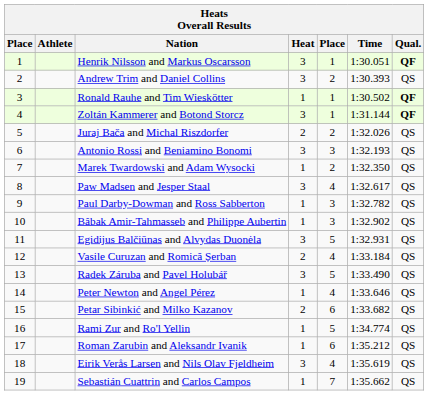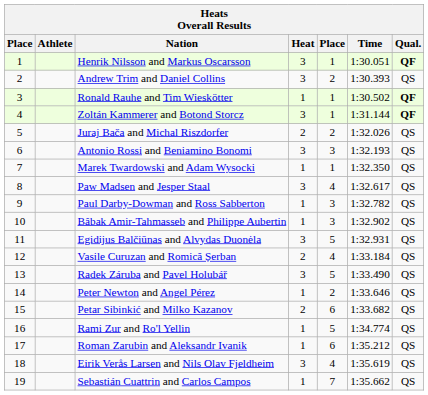(332, 168) 2 -> (332, 168) 1
(332, 292) 4 -> (332, 292) 2
